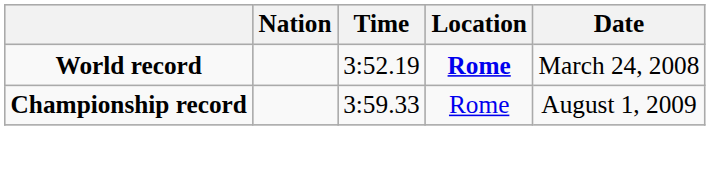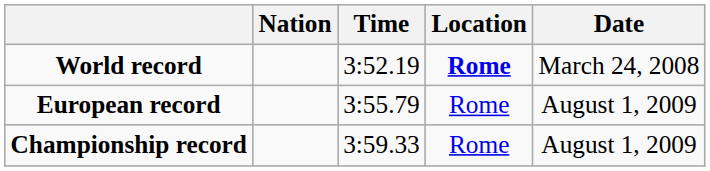+ row: (129, 104)
